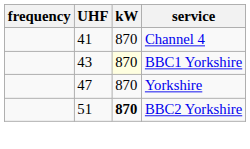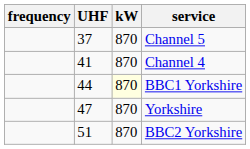+ row: (175, 39)
(85, 62) 43 -> (85, 86) 44
(126, 109) bold -> (126, 132) normal
